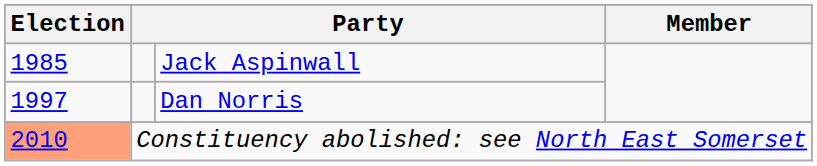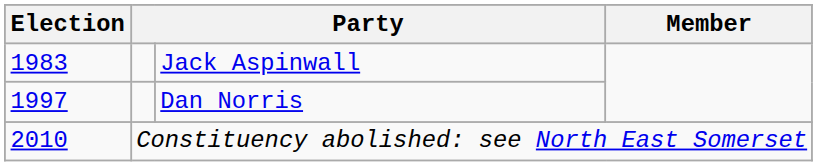(39, 63) 1985 -> (39, 63) 1983
(39, 141) lightsalmon background -> (39, 141) no background
